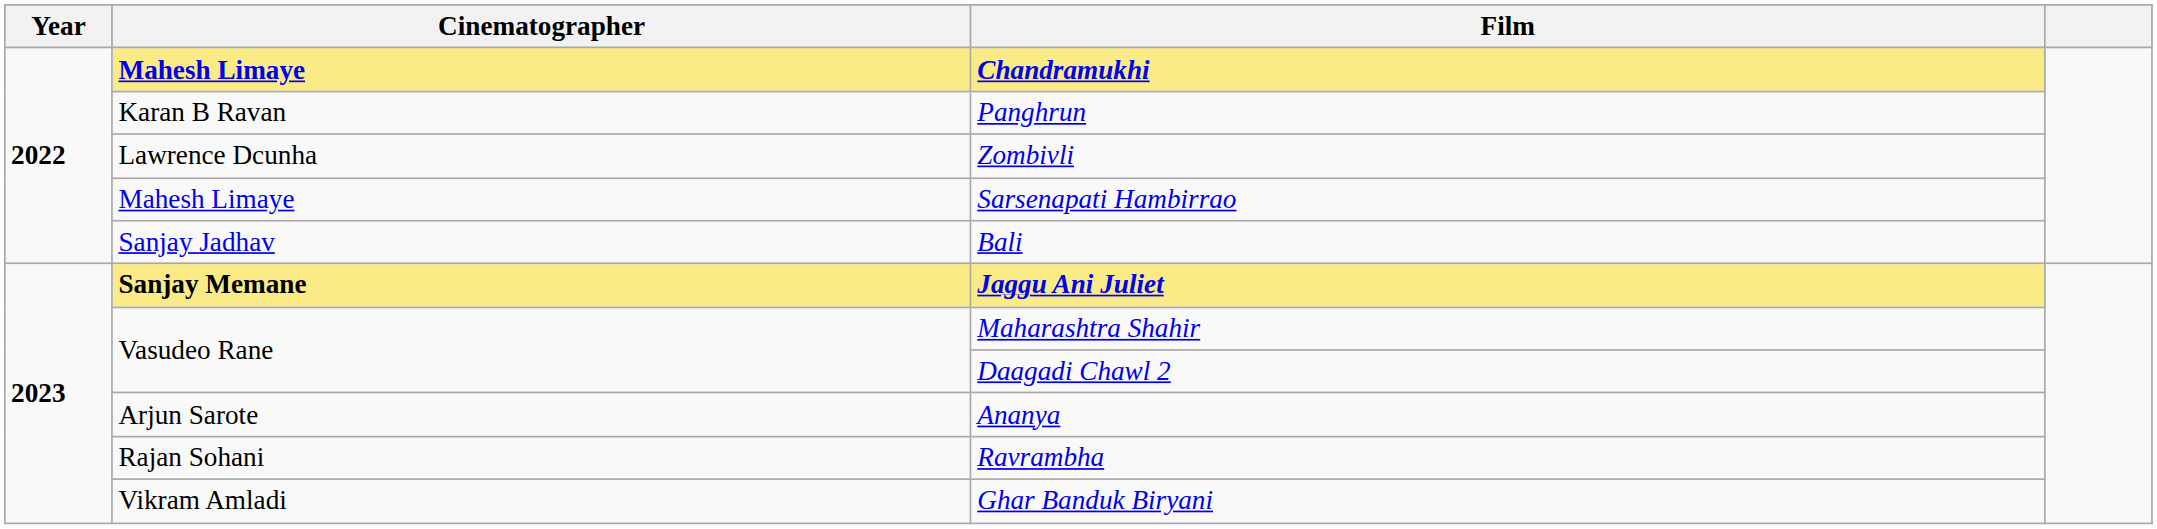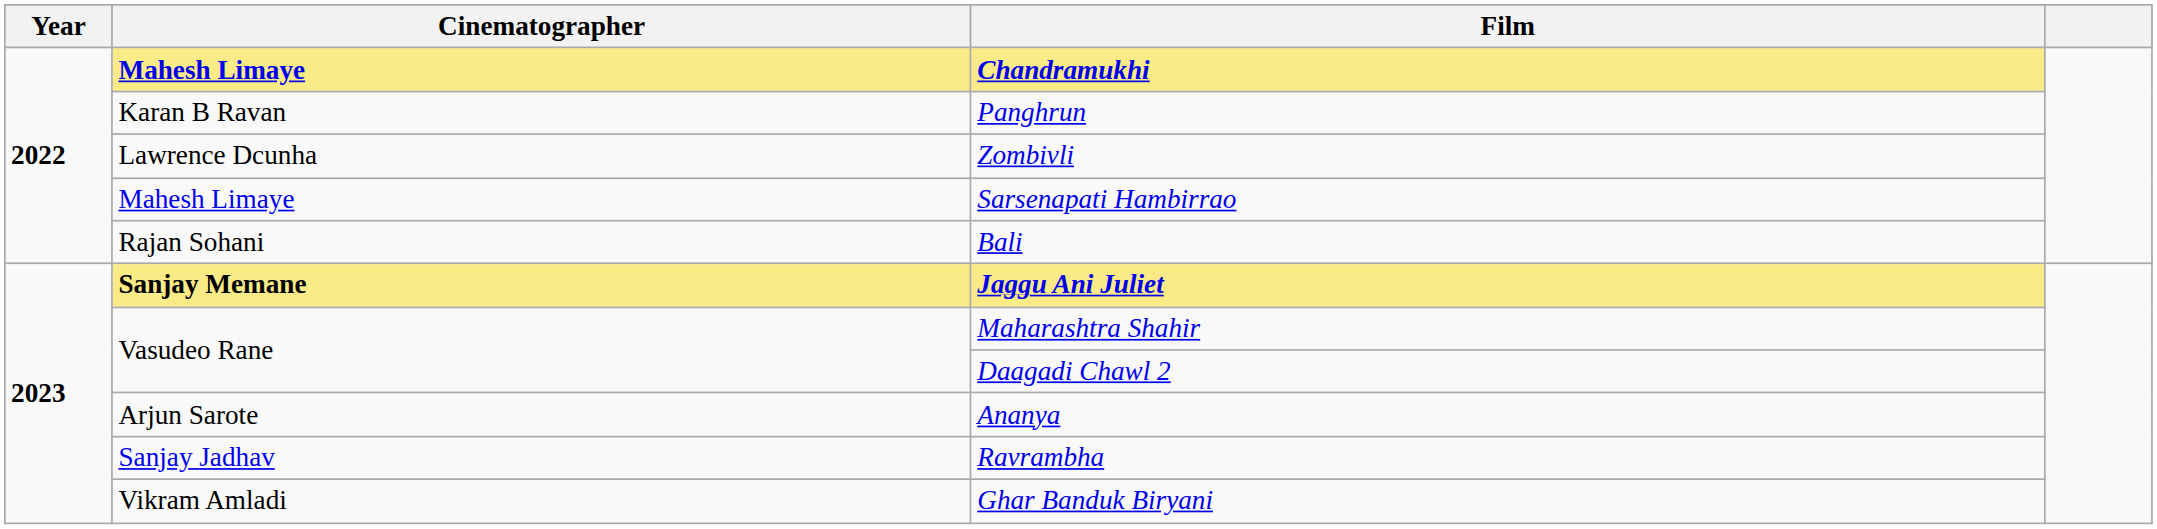(197, 241) Sanjay Jadhav -> (191, 241) Rajan Sohani
(191, 457) Rajan Sohani -> (197, 457) Sanjay Jadhav
